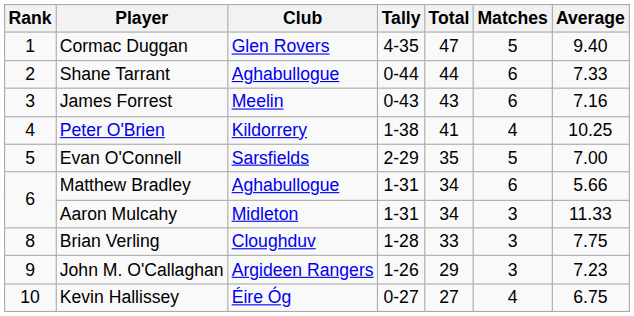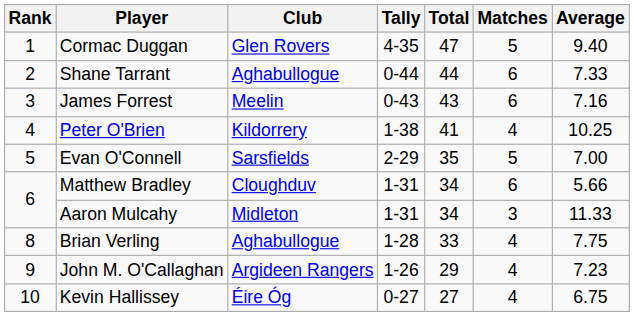(286, 185) Aghabullogue -> (274, 185) Cloughduv
(274, 241) Cloughduv -> (286, 241) Aghabullogue
(513, 241) 3 -> (513, 241) 4
(513, 269) 3 -> (513, 269) 4
